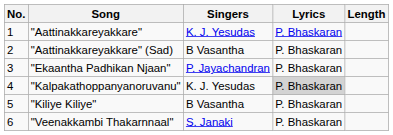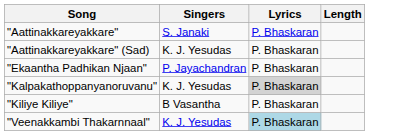- column: (16, 14)
(220, 32) K. J. Yesudas -> (186, 32) S. Janaki
(215, 50) B Vasantha -> (197, 50) K. J. Yesudas
(209, 122) S. Janaki -> (197, 122) K. J. Yesudas
(309, 122) no background -> (285, 122) lightblue background
